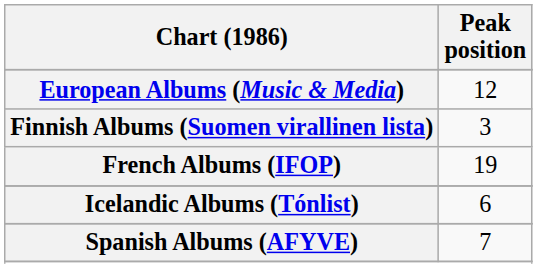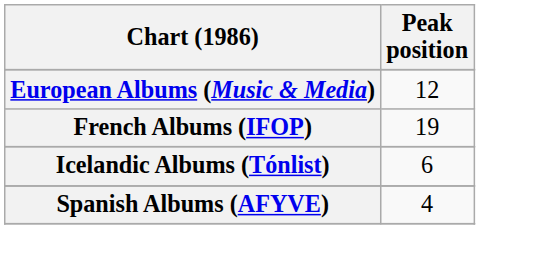- row: (222, 127)
(485, 242) 7 -> (427, 204) 4
